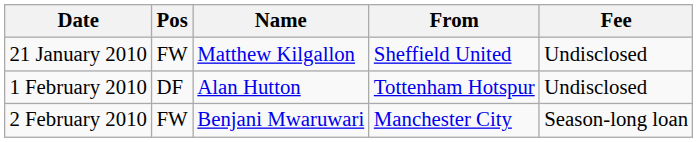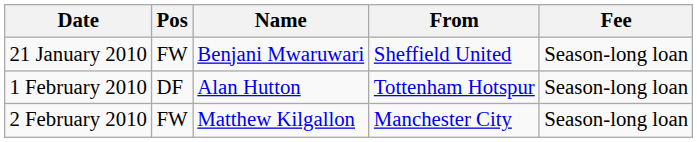(276, 53) Matthew Kilgallon -> (281, 53) Benjani Mwaruwari
(596, 53) Undisclosed -> (616, 53) Season-long loan
(596, 86) Undisclosed -> (616, 86) Season-long loan
(281, 119) Benjani Mwaruwari -> (276, 119) Matthew Kilgallon
